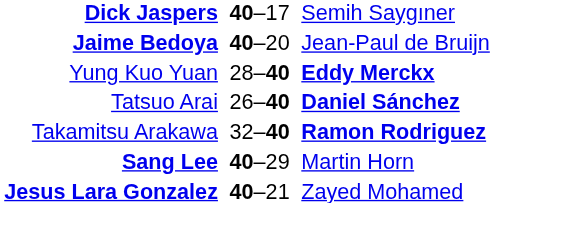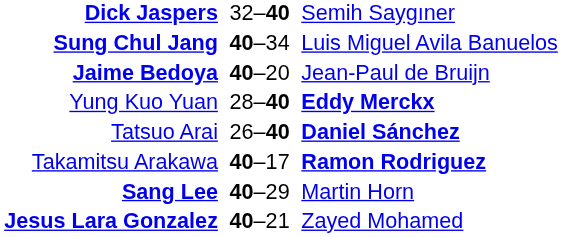(260, 13) 40–17 -> (260, 13) 32–40
+ row: (136, 43)
(260, 132) 32–40 -> (260, 161) 40–17
